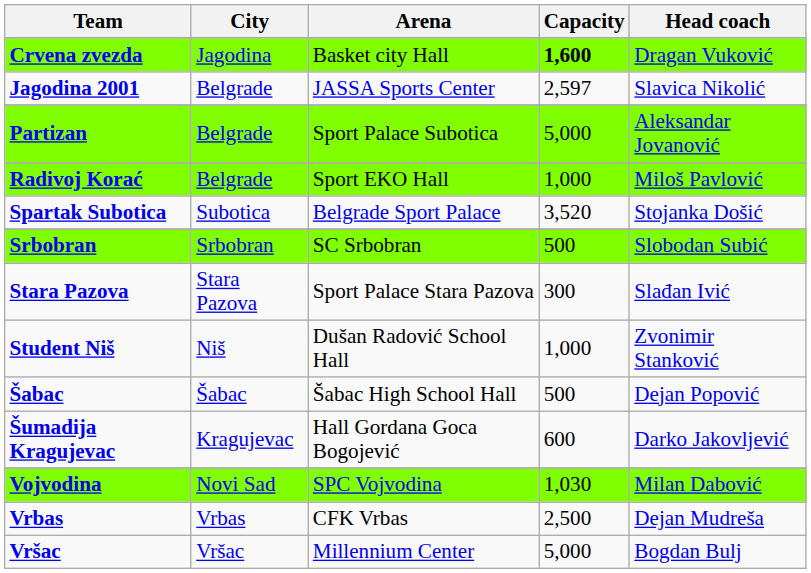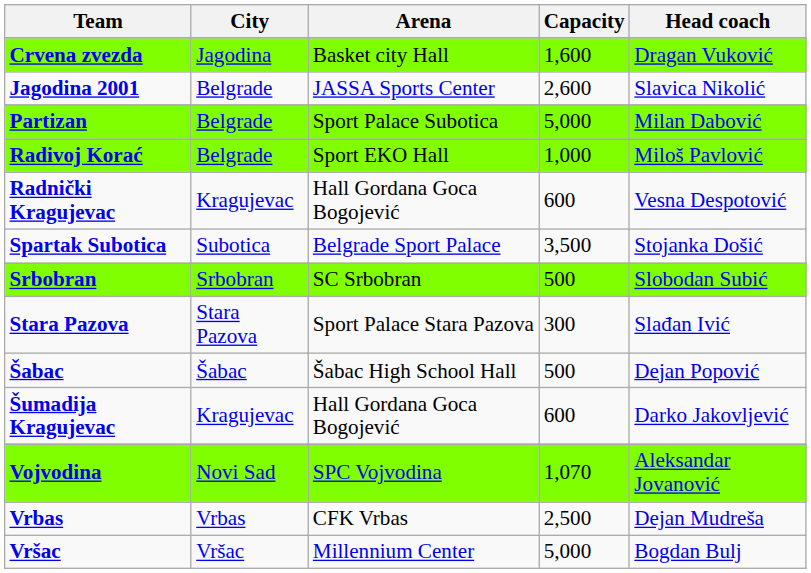(567, 54) bold -> (567, 54) normal
(567, 88) 2,597 -> (567, 88) 2,600
(682, 133) Aleksandar Jovanović -> (698, 121) Milan Dabović
+ row: (62, 200)
(567, 212) 3,520 -> (567, 245) 3,500
- row: (62, 348)
(567, 484) 1,030 -> (567, 472) 1,070
(698, 484) Milan Dabović -> (682, 472) Aleksandar Jovanović
